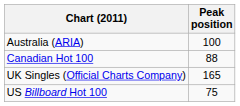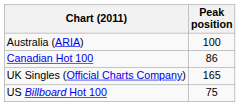(212, 59) 88 -> (212, 59) 86
